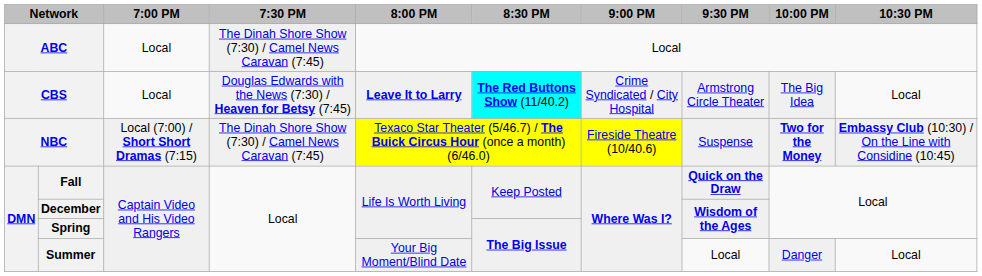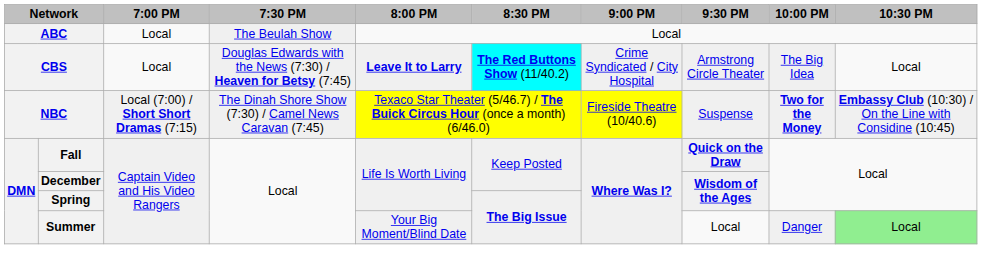(283, 47) The Dinah Shore Show (7:30) / Camel News Caravan (7:45) -> (283, 33) The Beulah Show
(906, 254) no background -> (906, 227) lightgreen background
